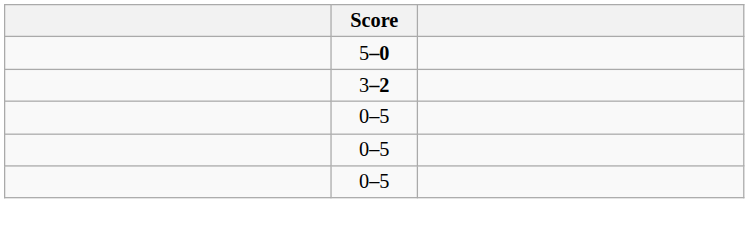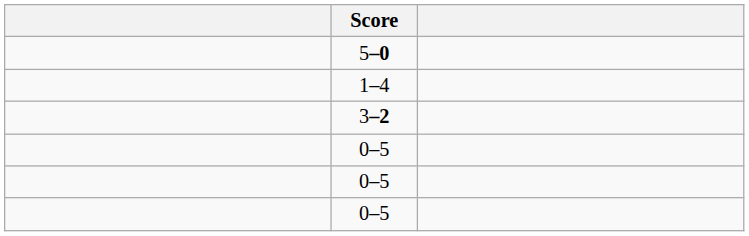+ row: (168, 85)
